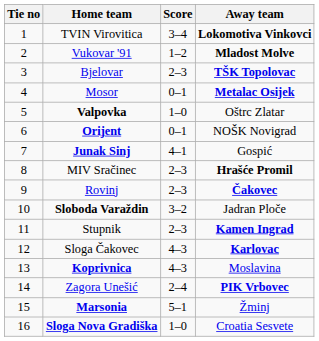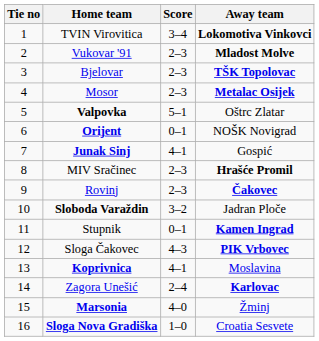(178, 53) 1–2 -> (178, 53) 2–3
(178, 92) 0–1 -> (178, 92) 2–3
(178, 111) 1–0 -> (178, 111) 5–1
(178, 229) 2–3 -> (178, 229) 0–1
(255, 248) Karlovac -> (255, 248) PIK Vrbovec
(178, 268) 4–3 -> (178, 268) 4–1
(255, 287) PIK Vrbovec -> (255, 287) Karlovac
(178, 307) 5–1 -> (178, 307) 4–0
